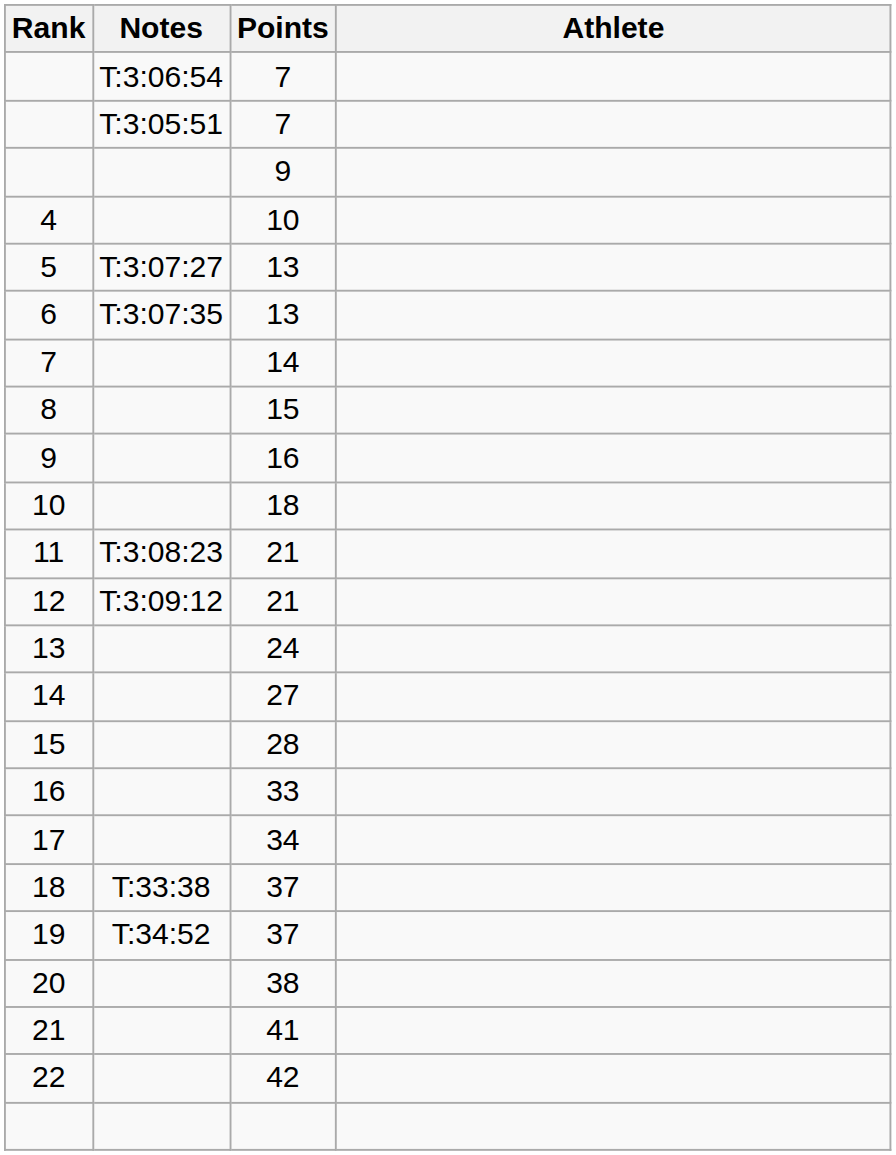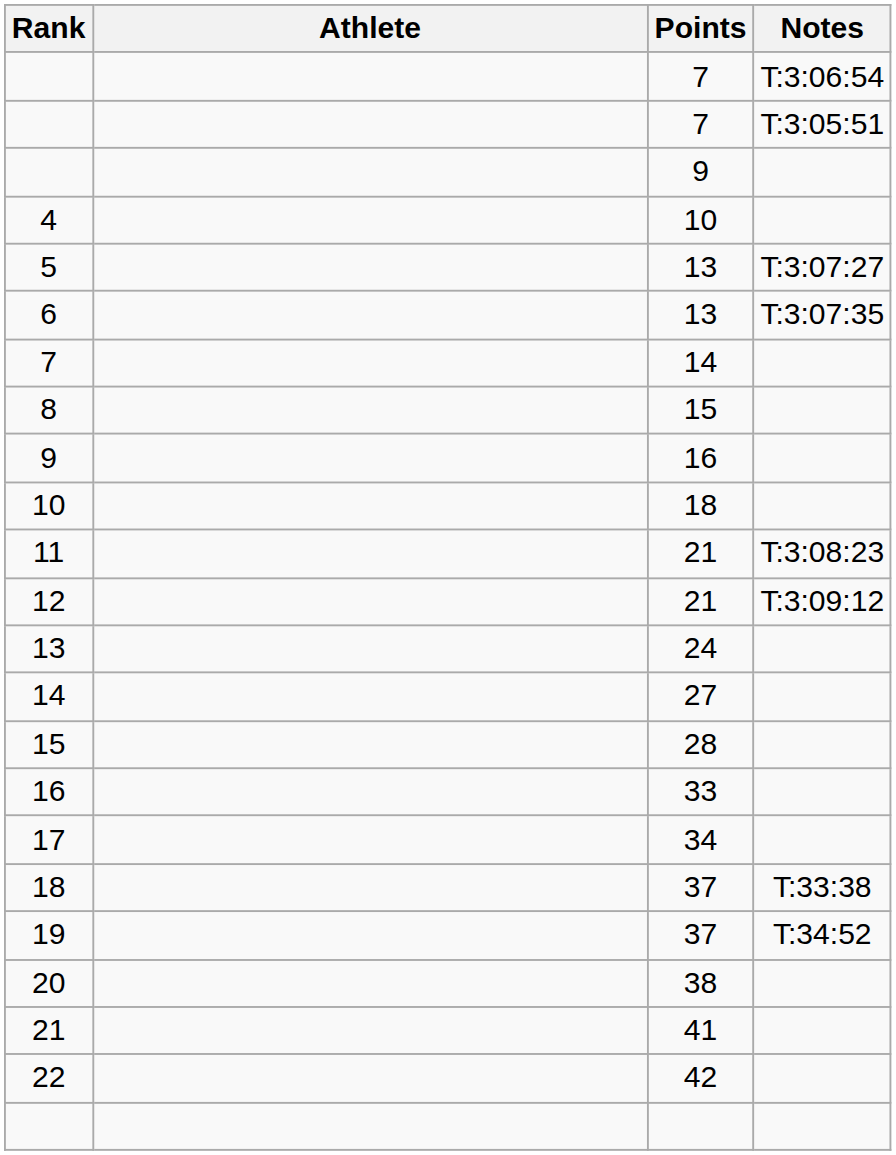columns swapped: (613, 28) <-> (161, 28)
